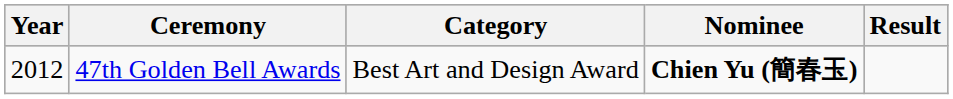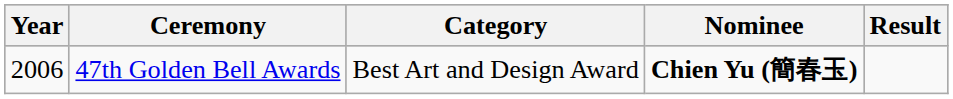(37, 69) 2012 -> (37, 69) 2006
